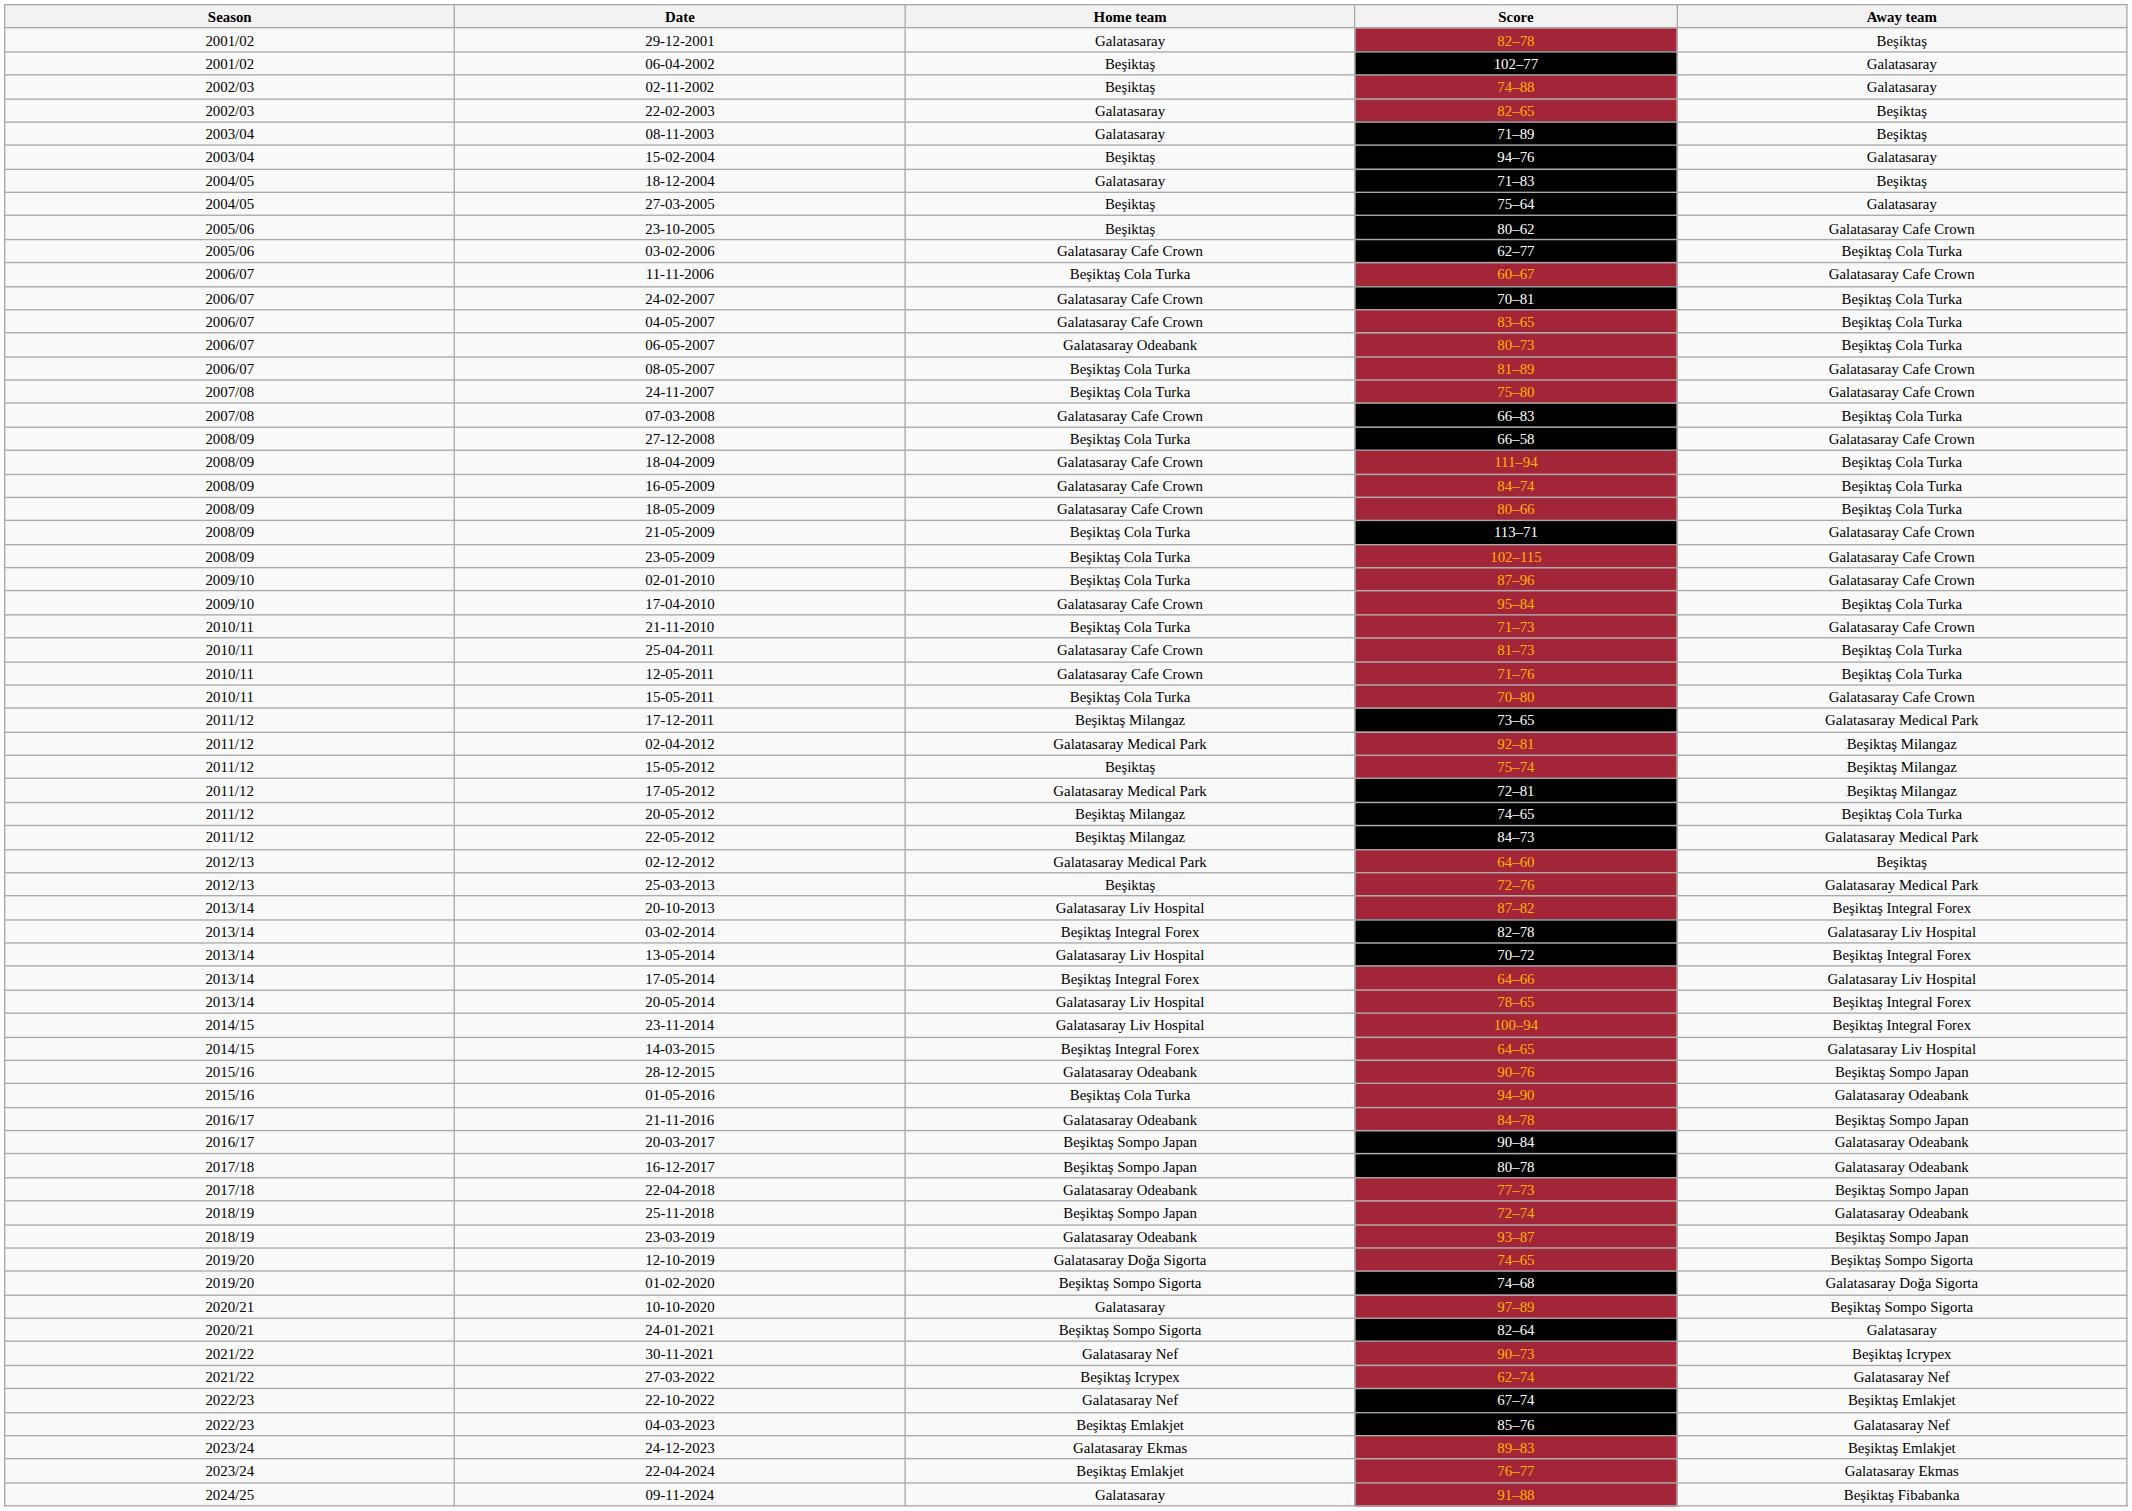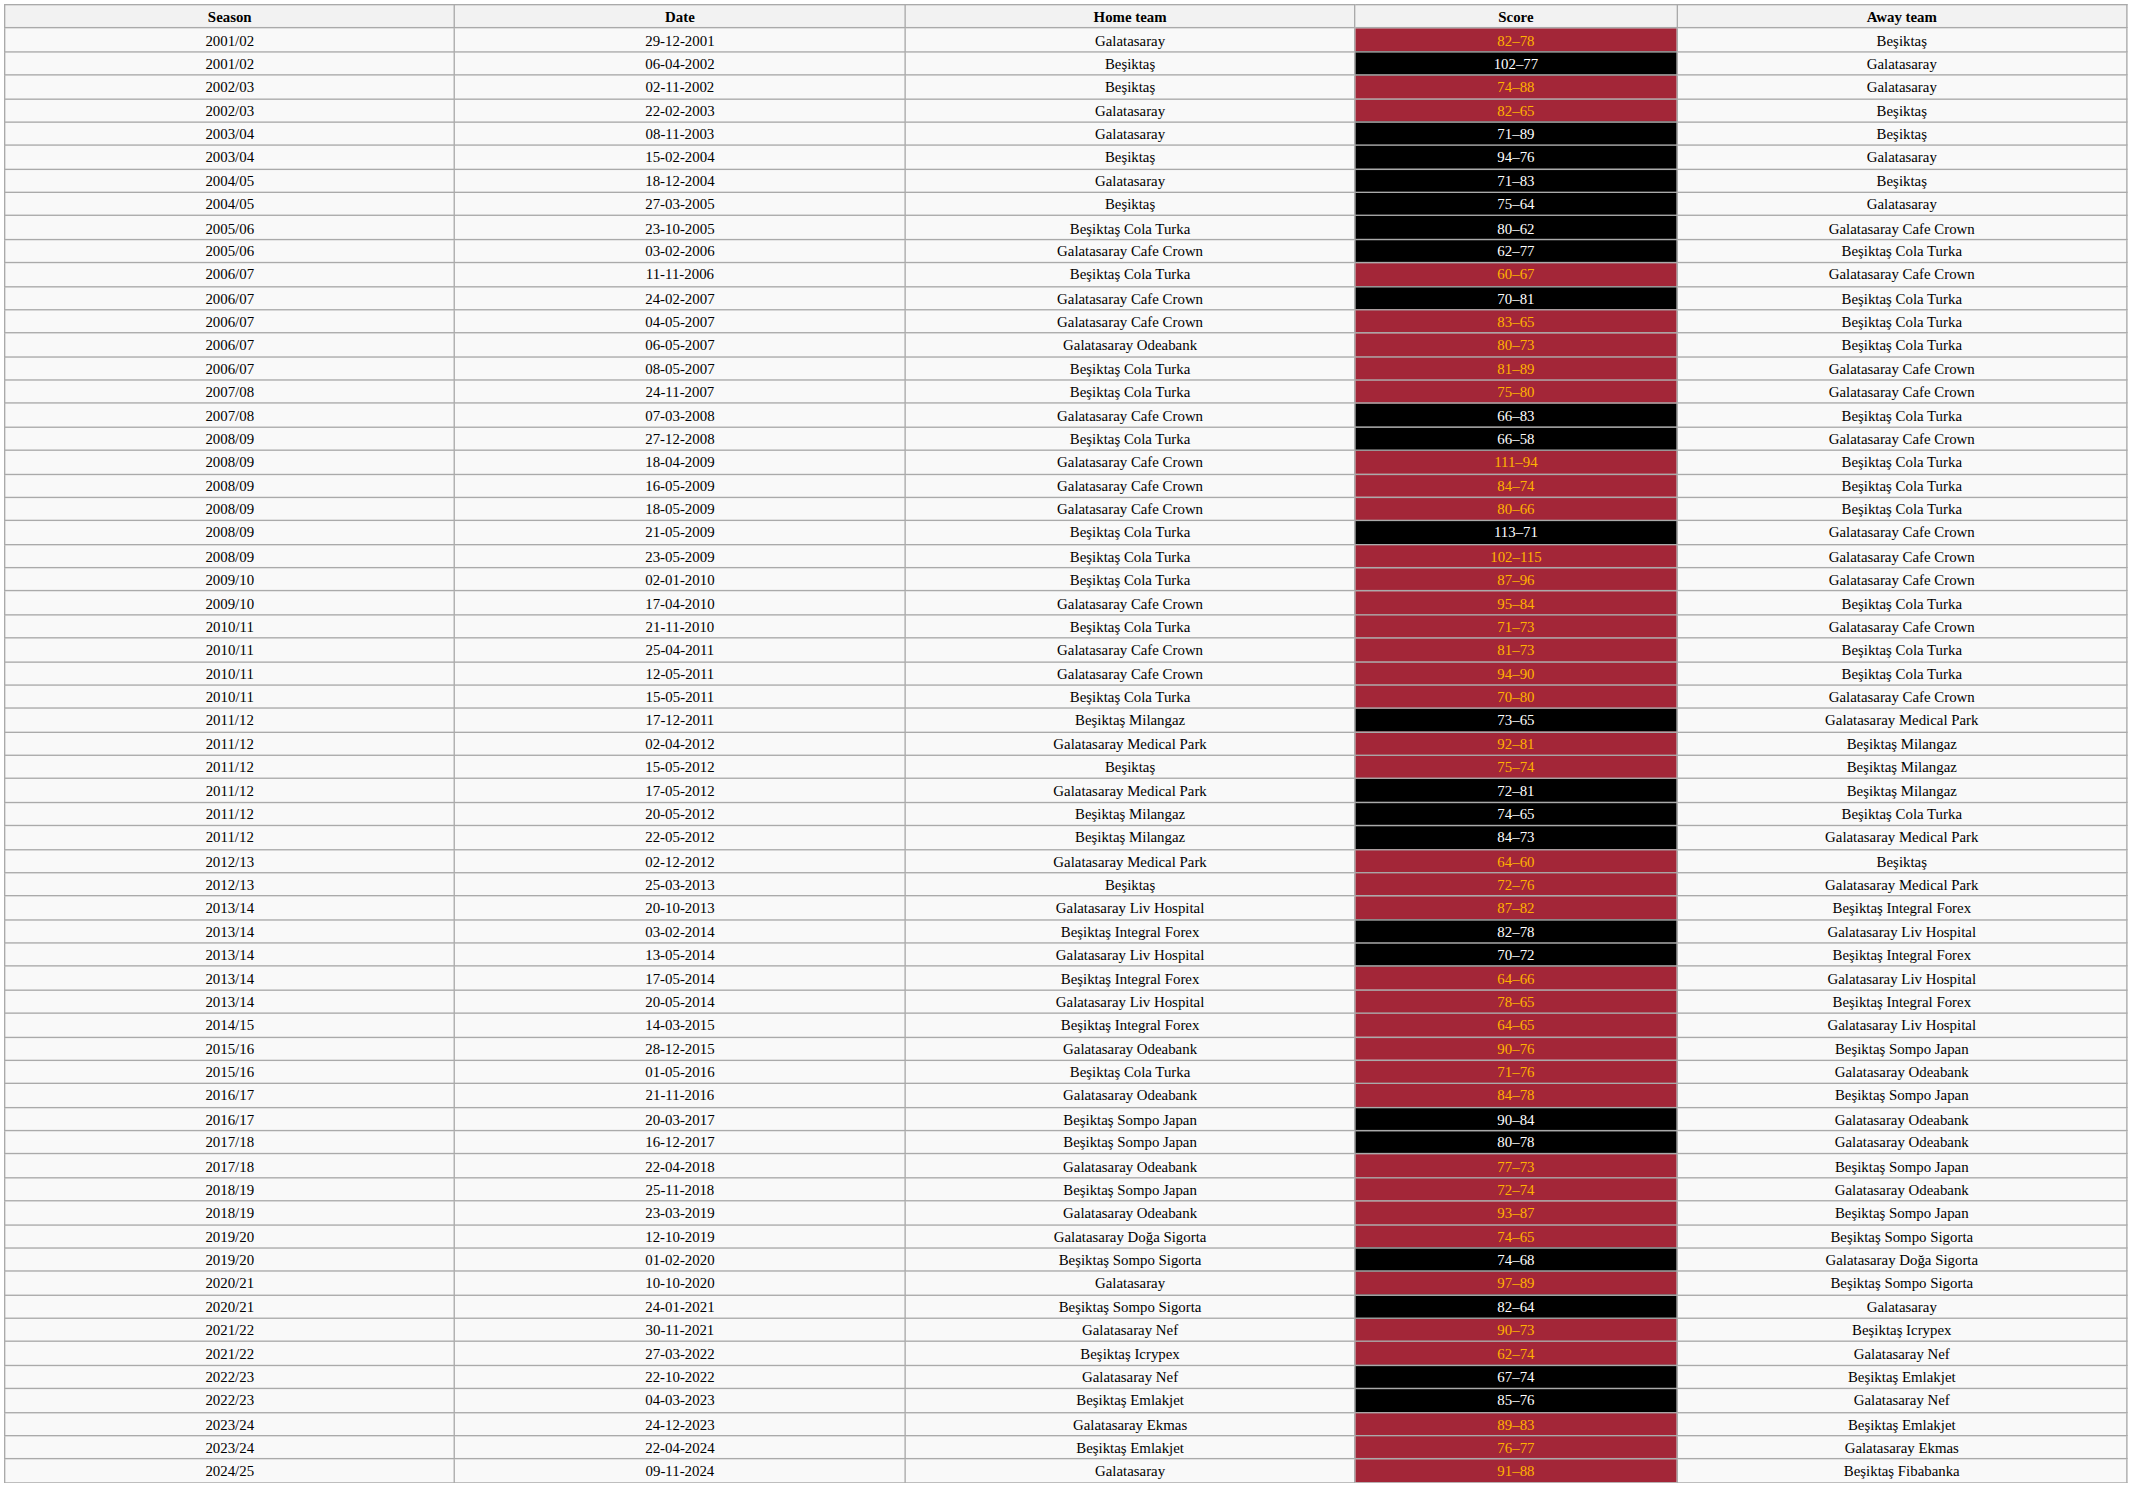(1130, 228) Beşiktaş -> (1130, 228) Beşiktaş Cola Turka
(1516, 673) 71–76 -> (1516, 673) 94–90
- row: (680, 1025)
(1516, 1095) 94–90 -> (1516, 1072) 71–76
